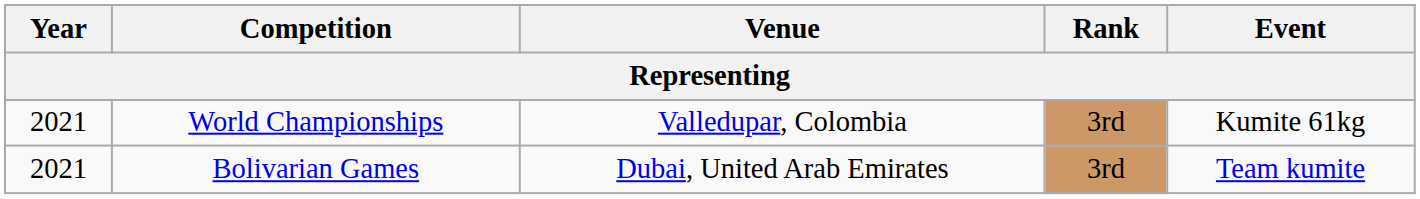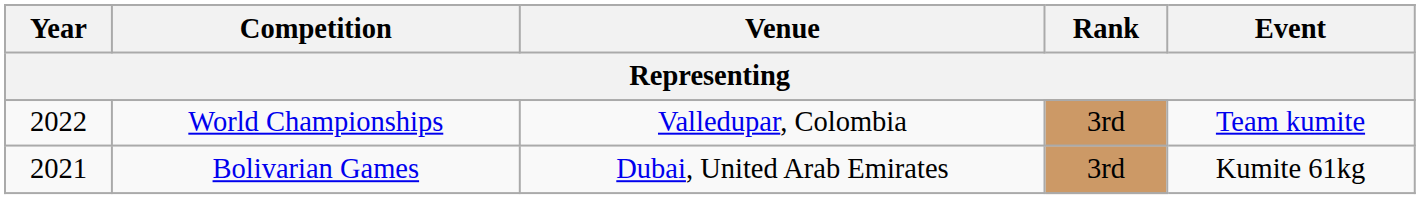(58, 122) 2021 -> (58, 122) 2022
(1290, 122) Kumite 61kg -> (1290, 122) Team kumite
(1290, 169) Team kumite -> (1290, 169) Kumite 61kg
